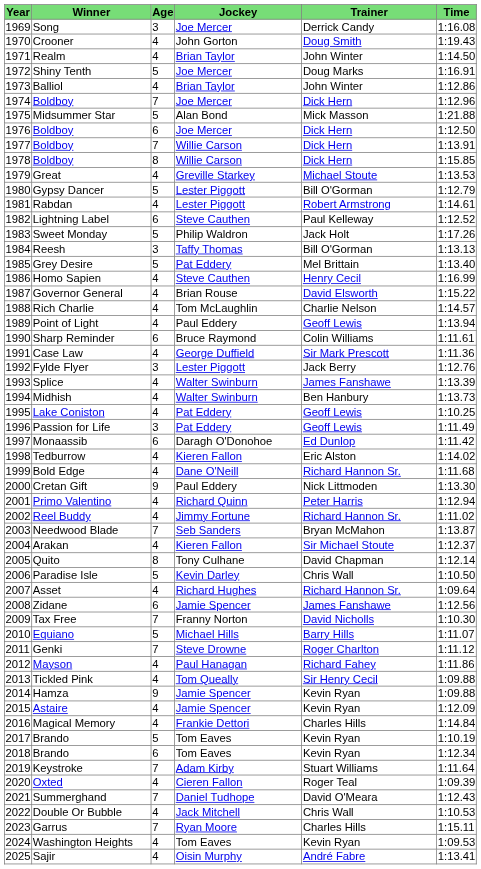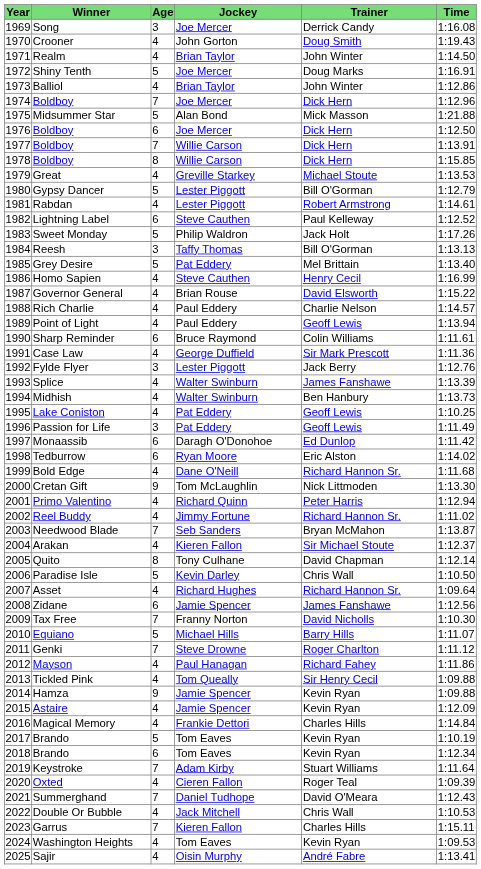(217, 308) Tom McLaughlin -> (206, 308) Paul Eddery
(155, 456) 4 -> (155, 456) 6
(209, 456) Kieren Fallon -> (206, 456) Ryan Moore
(206, 486) Paul Eddery -> (217, 486) Tom McLaughlin
(206, 827) Ryan Moore -> (209, 827) Kieren Fallon
